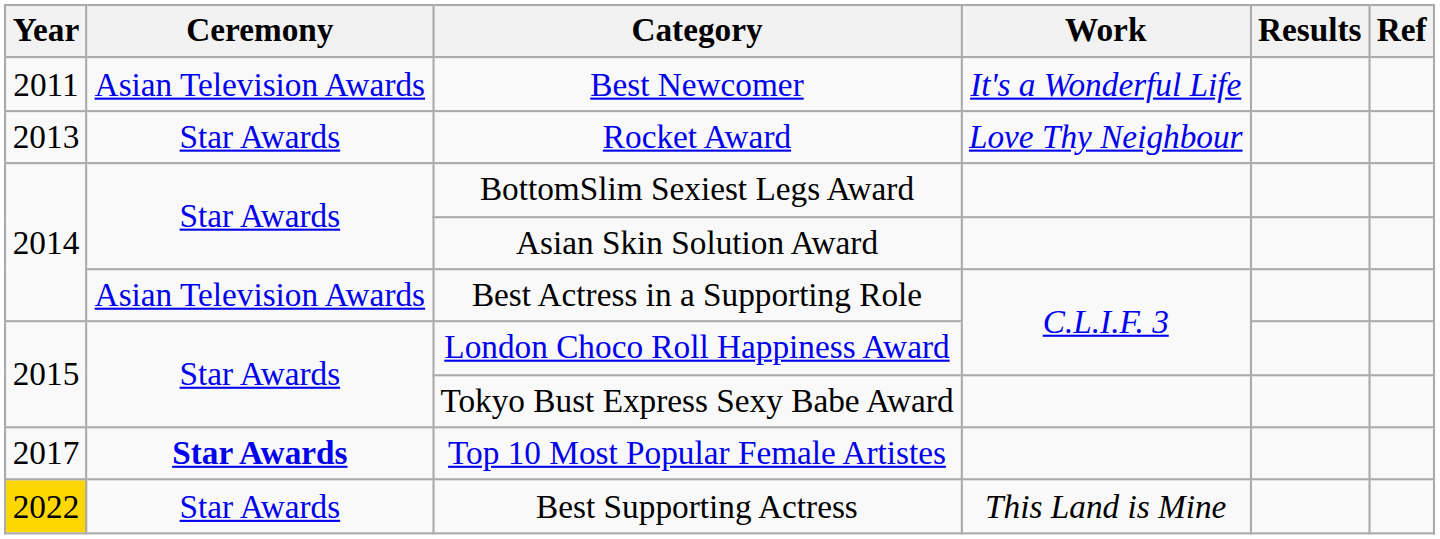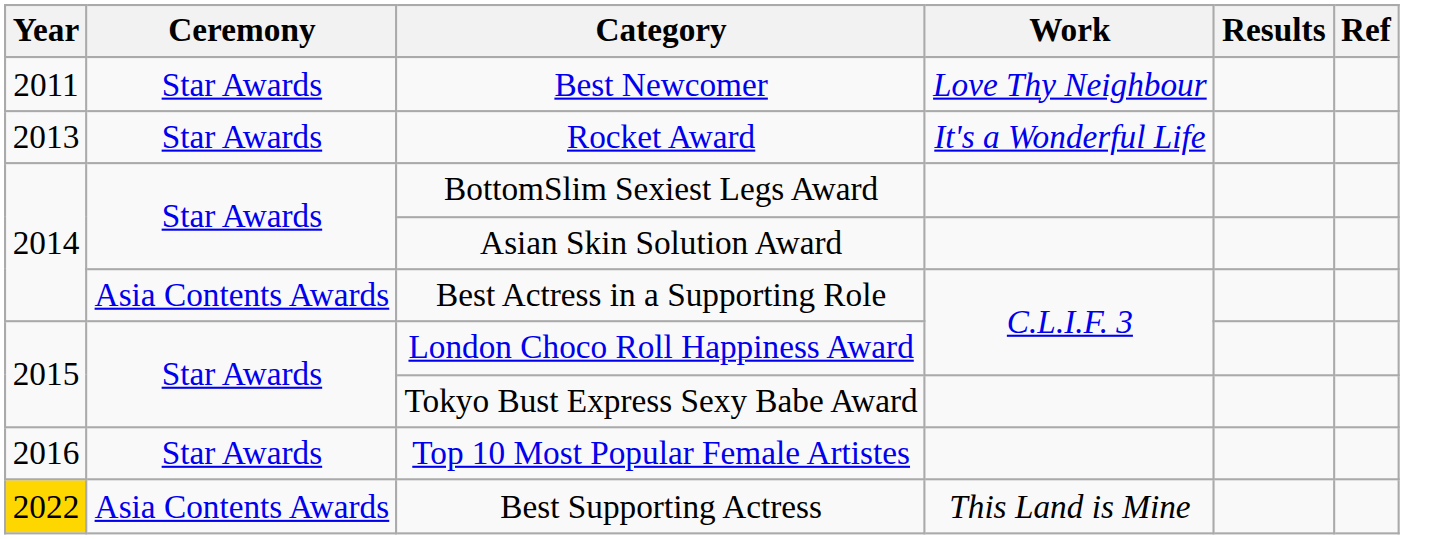(260, 83) Asian Television Awards -> (242, 83) Star Awards
(1106, 83) It's a Wonderful Life -> (1070, 83) Love Thy Neighbour
(1106, 136) Love Thy Neighbour -> (1070, 136) It's a Wonderful Life
(260, 294) Asian Television Awards -> (242, 294) Asia Contents Awards
(46, 453) 2017 -> (46, 453) 2016
(260, 453) bold -> (242, 453) normal
(260, 505) Star Awards -> (242, 505) Asia Contents Awards
